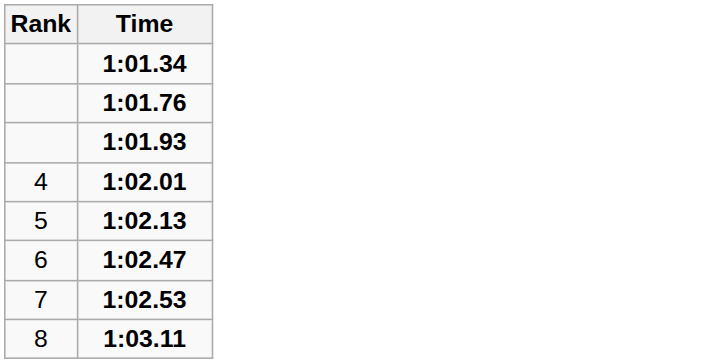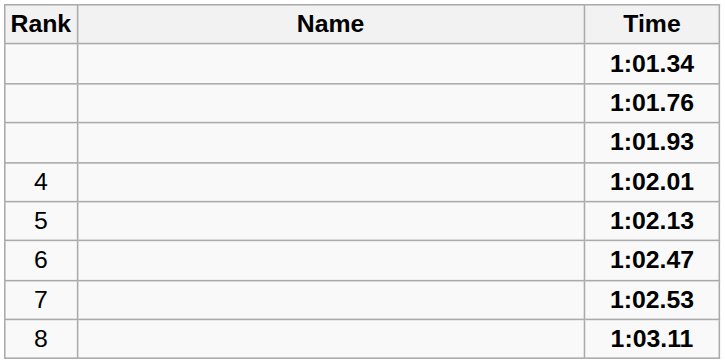+ column: (331, 24)
